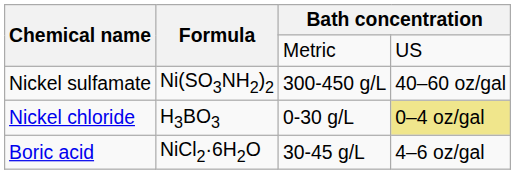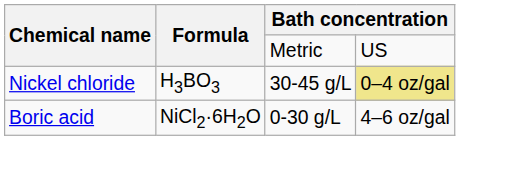- row: (80, 83)
(319, 117) 0-30 g/L -> (311, 83) 30-45 g/L
(324, 152) 30-45 g/L -> (305, 117) 0-30 g/L
